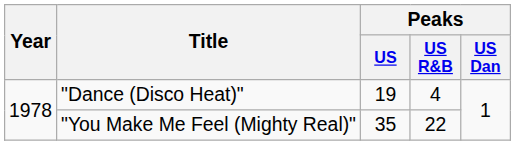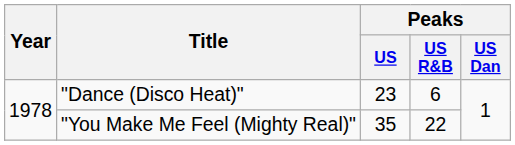(385, 94) 19 -> (385, 94) 23
(435, 94) 4 -> (435, 94) 6
